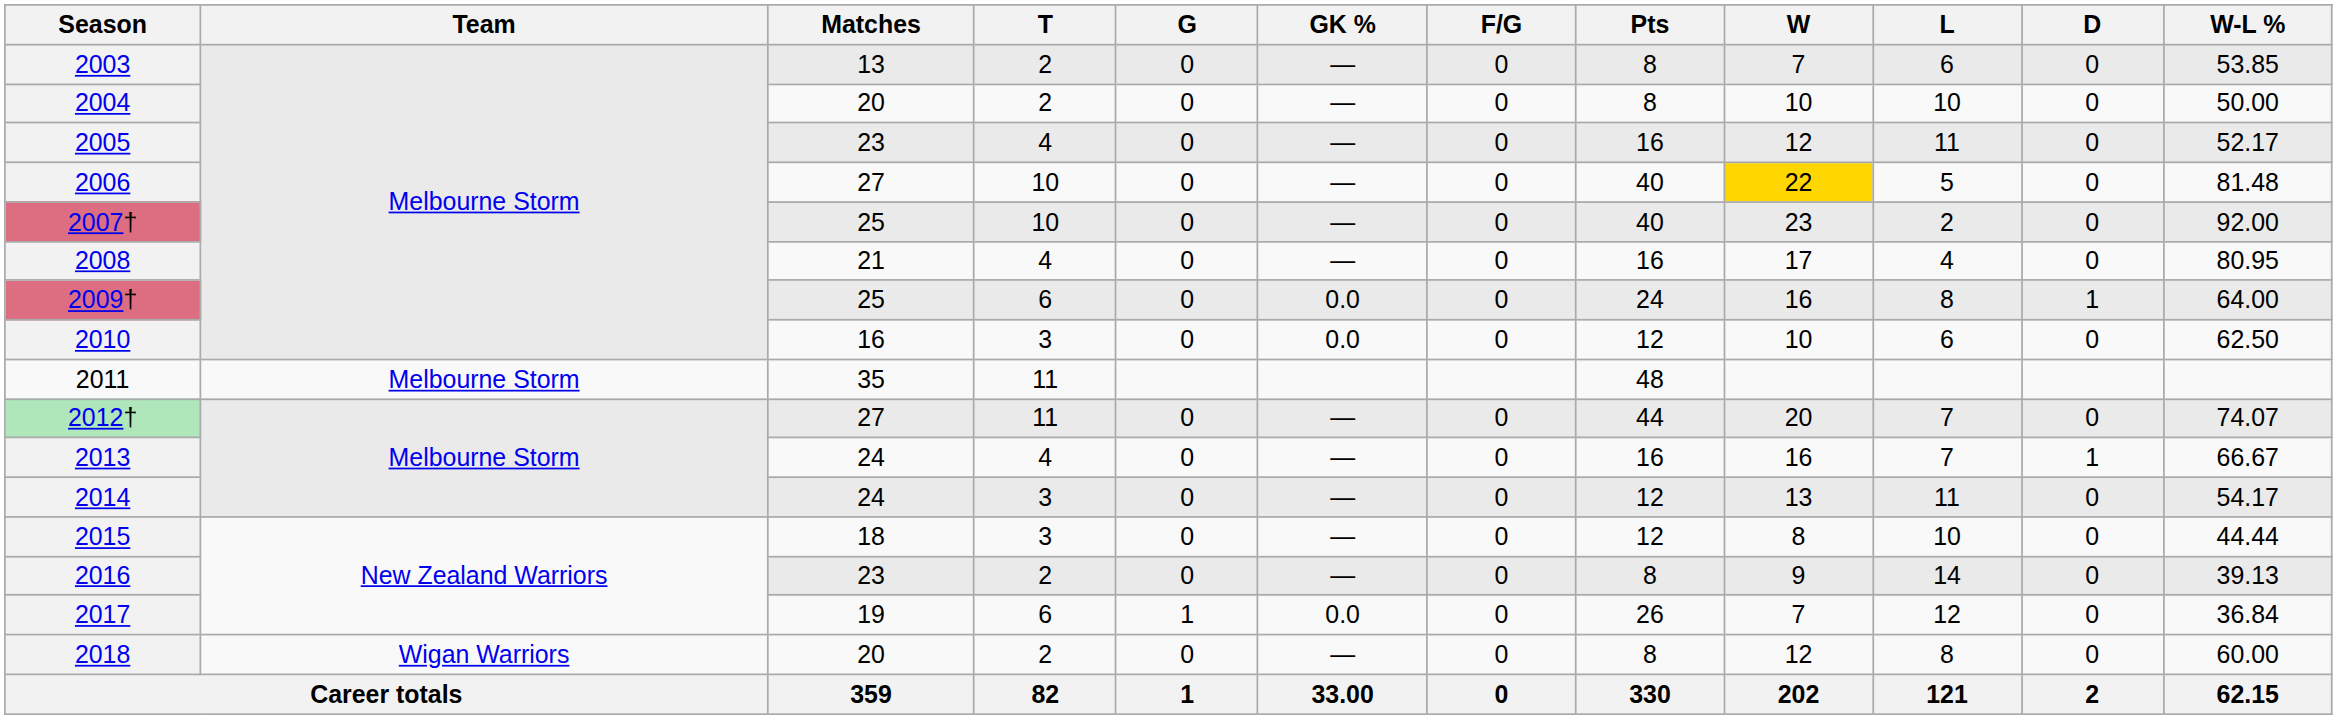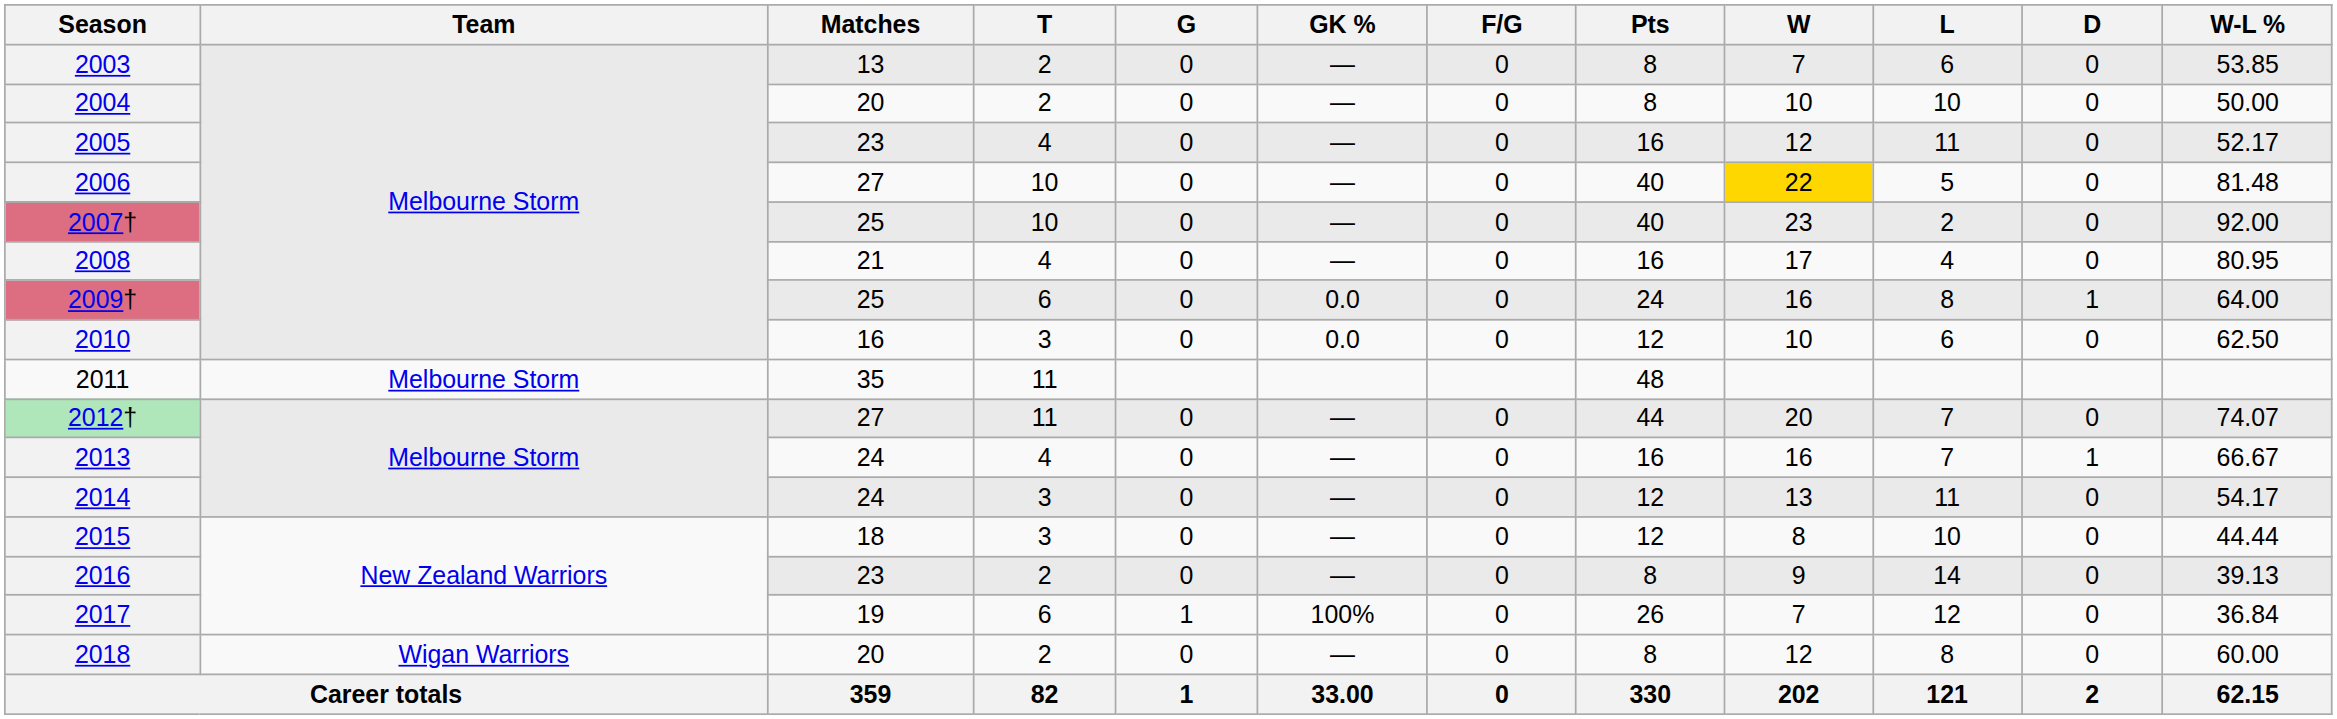(1343, 615) 0.0 -> (1342, 615) 100%
